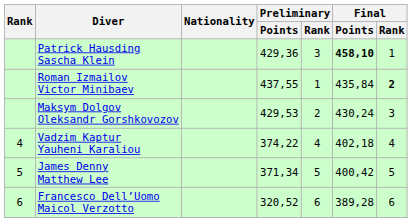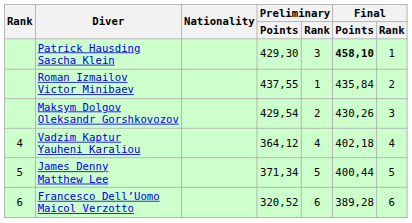(279, 54) 429,36 -> (279, 54) 429,30
(392, 84) bold -> (392, 84) normal
(279, 113) 429,53 -> (279, 113) 429,54
(355, 113) 430,24 -> (355, 113) 430,26
(279, 143) 374,22 -> (279, 143) 364,12
(355, 173) 400,42 -> (355, 173) 400,44
